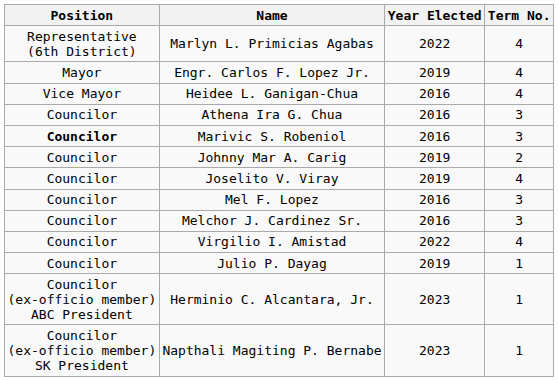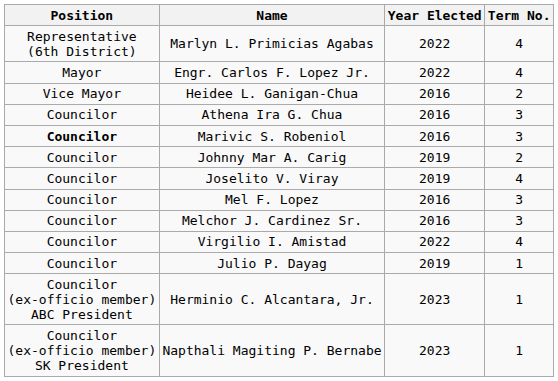(435, 72) 2019 -> (435, 72) 2022
(519, 94) 4 -> (519, 94) 2
